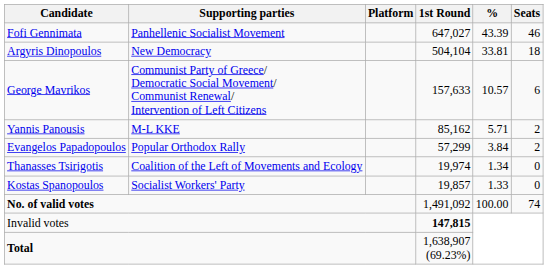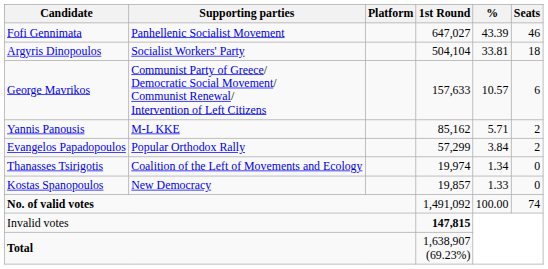(171, 51) New Democracy -> (188, 51) Socialist Workers' Party
(188, 185) Socialist Workers' Party -> (171, 185) New Democracy
